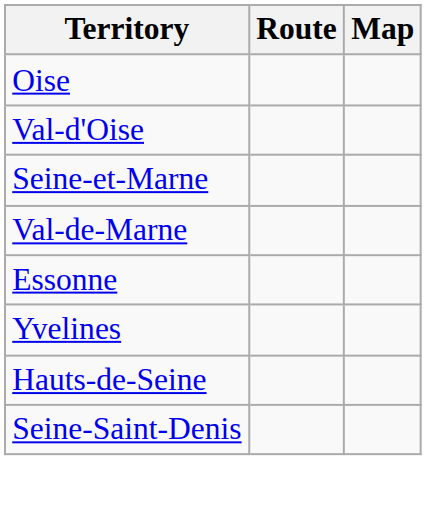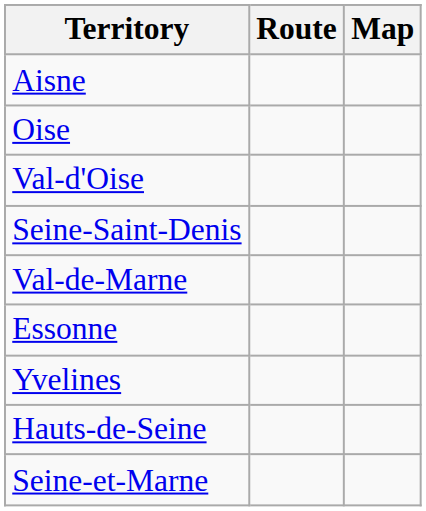+ row: (49, 79)
rows swapped: (110, 179) <-> (127, 429)
